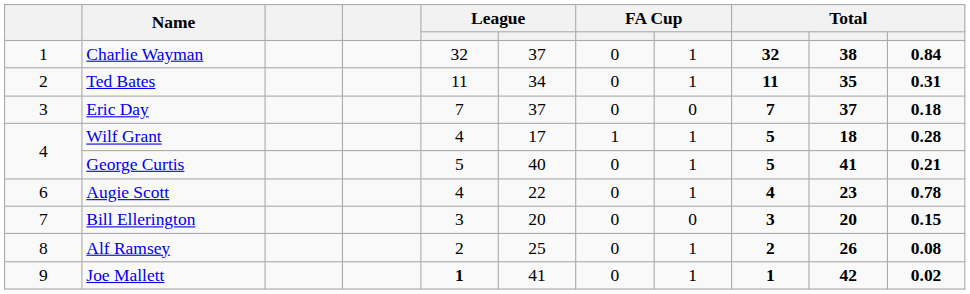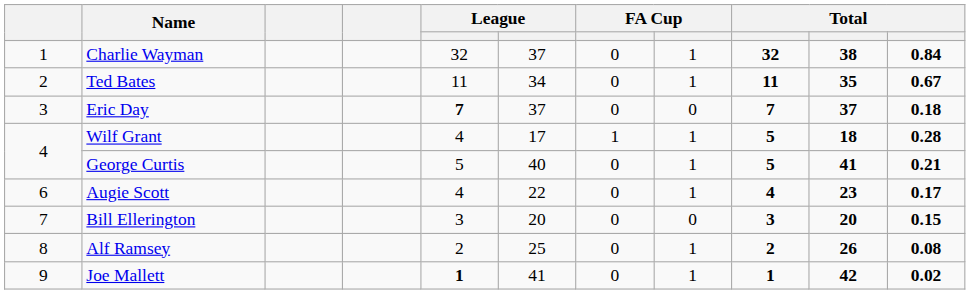(926, 81) 0.31 -> (926, 81) 0.67
(459, 109) normal -> (459, 109) bold
(926, 192) 0.78 -> (926, 192) 0.17
